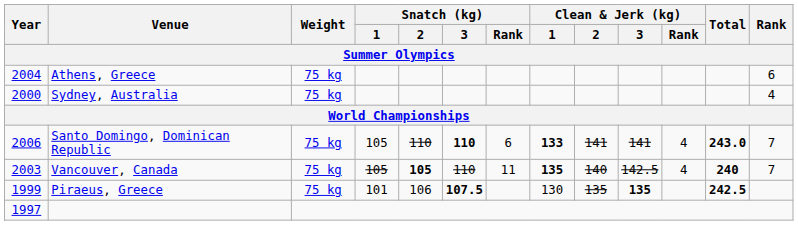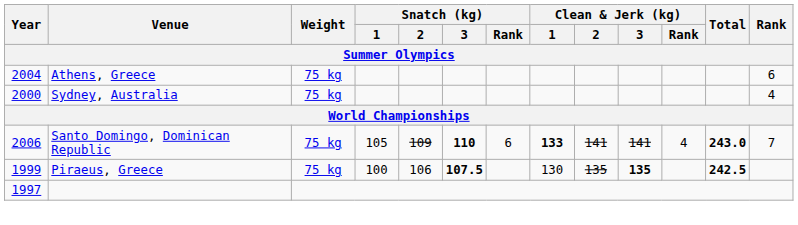(420, 142) 110 -> (420, 142) 109
- row: (115, 170)
(377, 190) 101 -> (377, 170) 100
